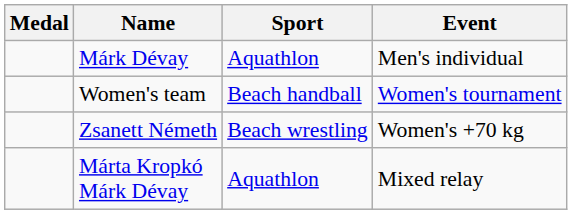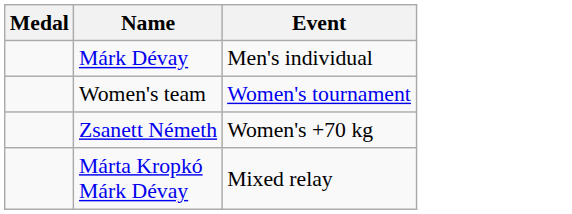- column: (297, 22)
